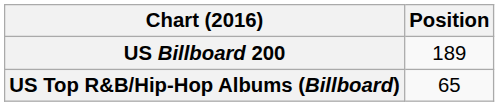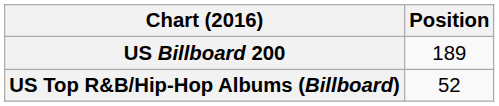(449, 85) 65 -> (449, 85) 52
